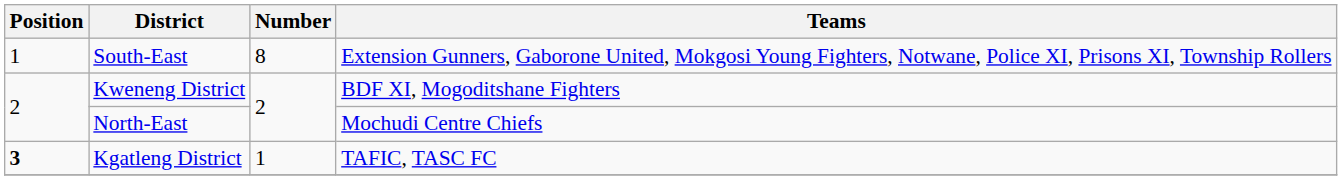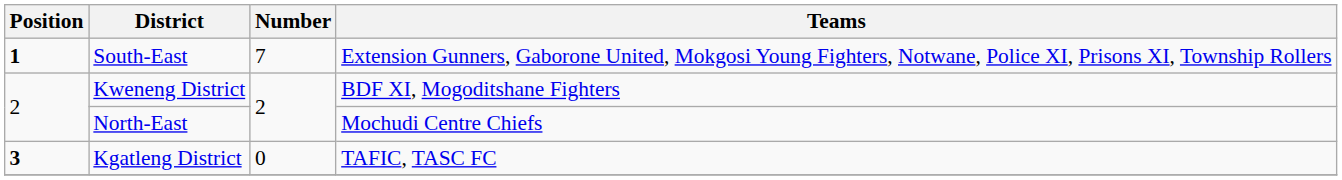(15, 55) normal -> (15, 55) bold
(260, 55) 8 -> (260, 55) 7
(260, 157) 1 -> (260, 157) 0
